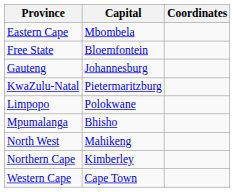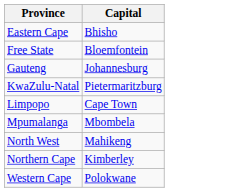- column: (197, 13)
(110, 31) Mbombela -> (101, 31) Bhisho
(110, 104) Polokwane -> (111, 104) Cape Town
(101, 123) Bhisho -> (110, 123) Mbombela
(111, 178) Cape Town -> (110, 178) Polokwane
